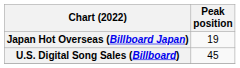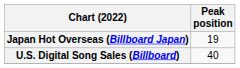(213, 55) 45 -> (213, 55) 40
